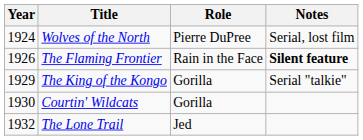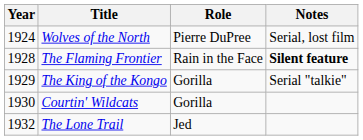(21, 59) 1926 -> (21, 59) 1928
